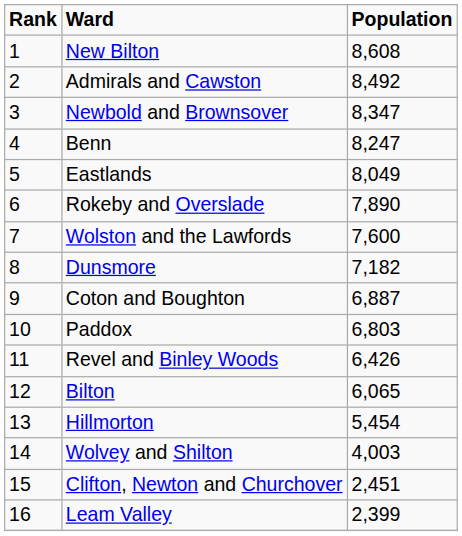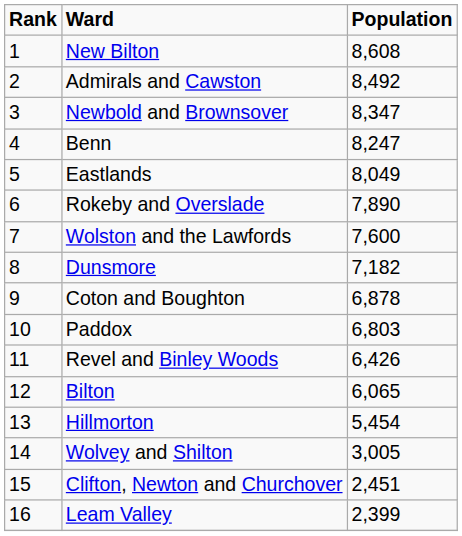(376, 298) 6,887 -> (376, 298) 6,878
(376, 453) 4,003 -> (376, 453) 3,005
